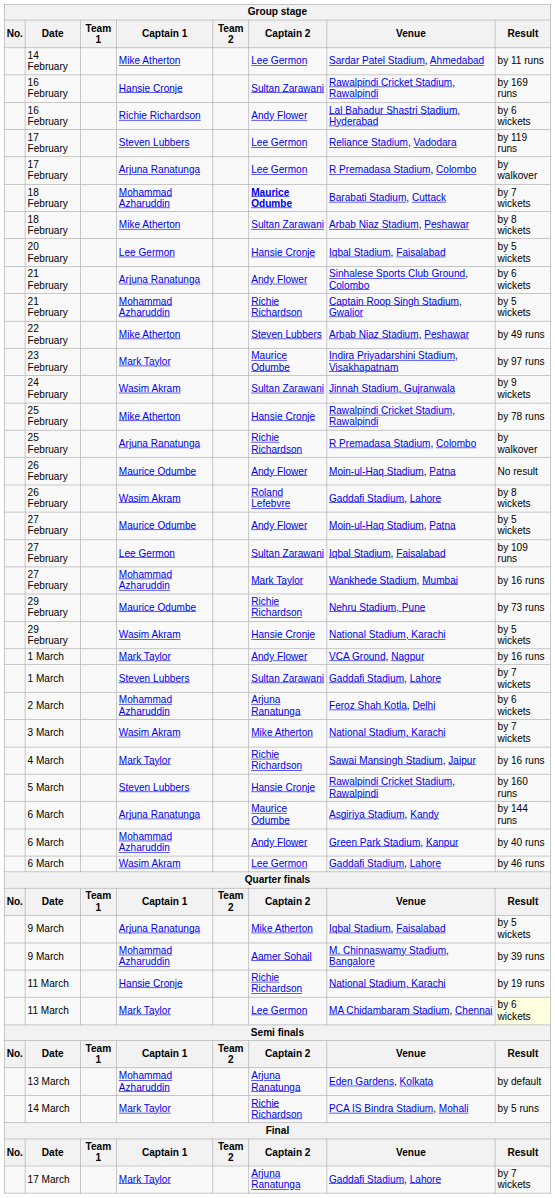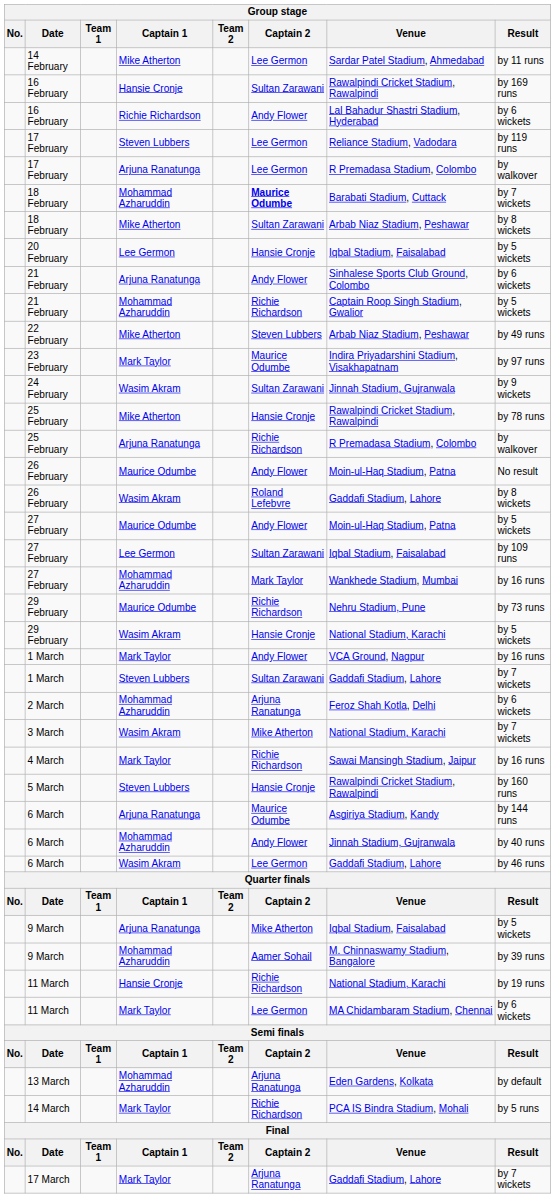(394, 842) Green Park Stadium, Kanpur -> (392, 842) Jinnah Stadium, Gujranwala
(514, 1011) lightyellow background -> (514, 1011) no background
